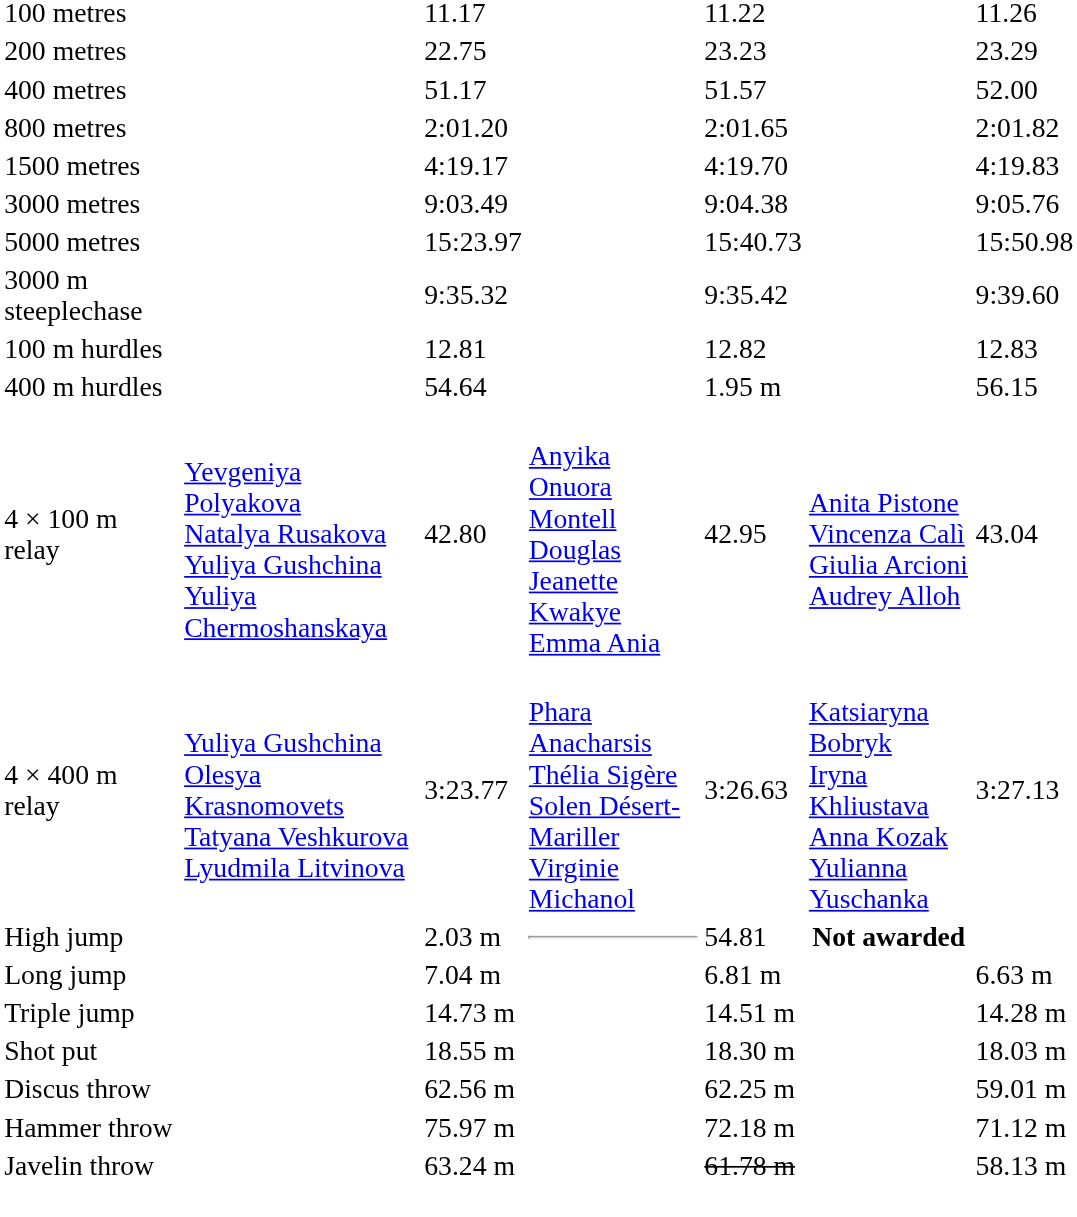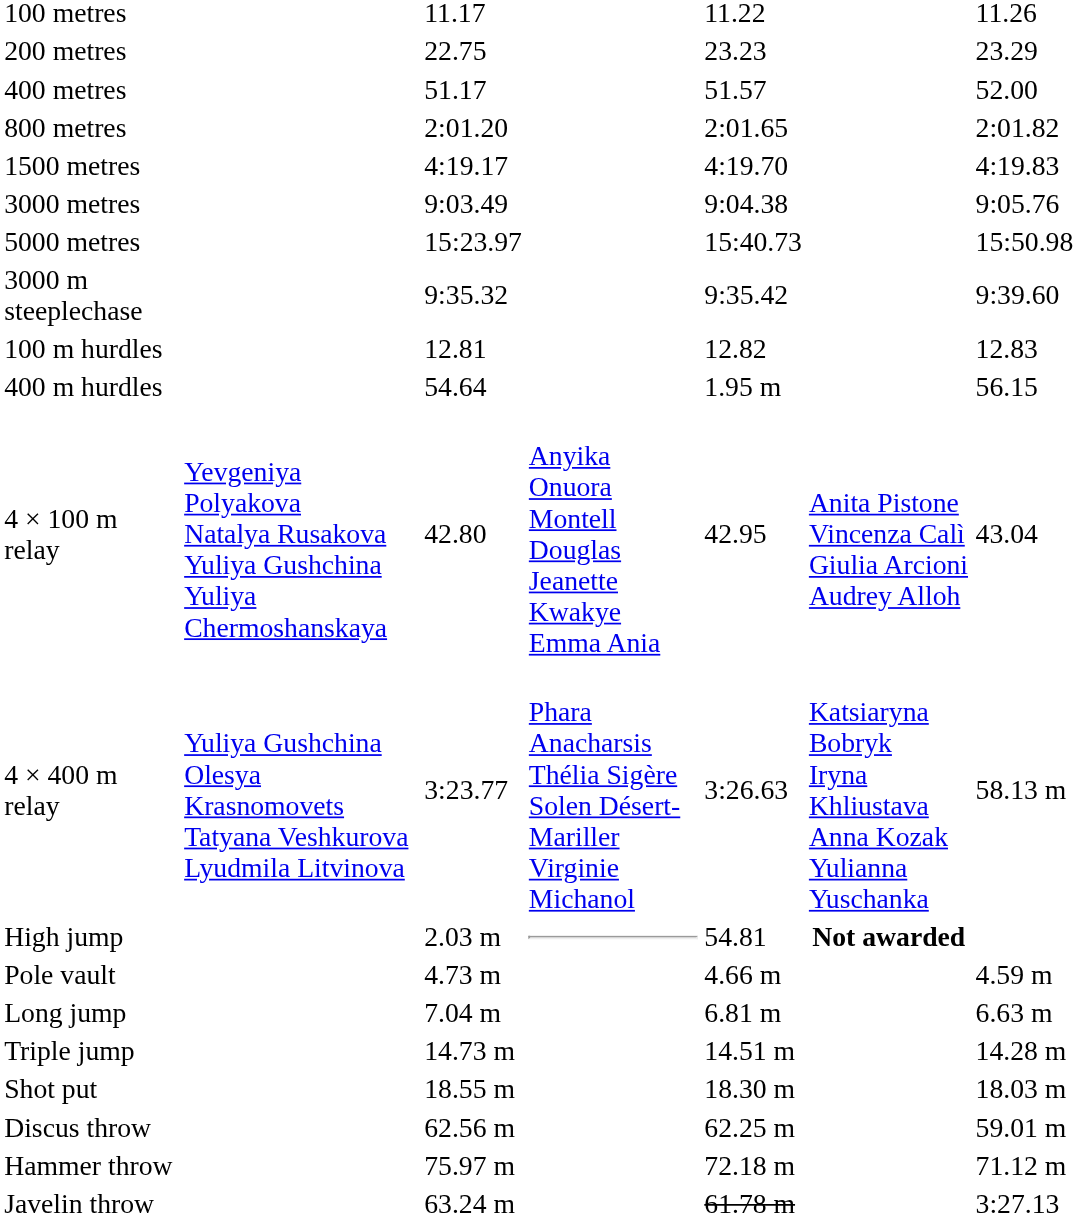(1017, 790) 3:27.13 -> (1021, 790) 58.13 m
+ row: (60, 975)
(1021, 1165) 58.13 m -> (1017, 1203) 3:27.13
